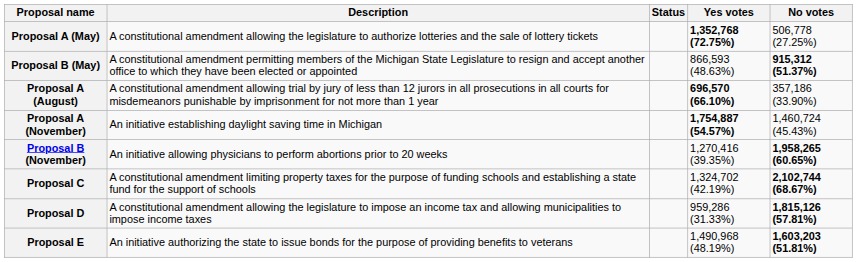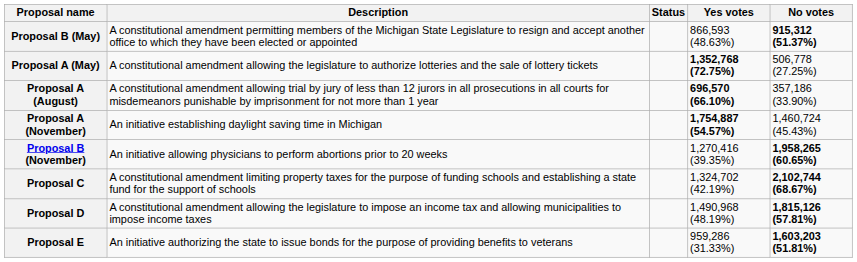rows swapped: (56, 36) <-> (56, 65)
(712, 213) 959,286 (31.33%) -> (714, 213) 1,490,968 (48.19%)
(714, 242) 1,490,968 (48.19%) -> (712, 242) 959,286 (31.33%)
